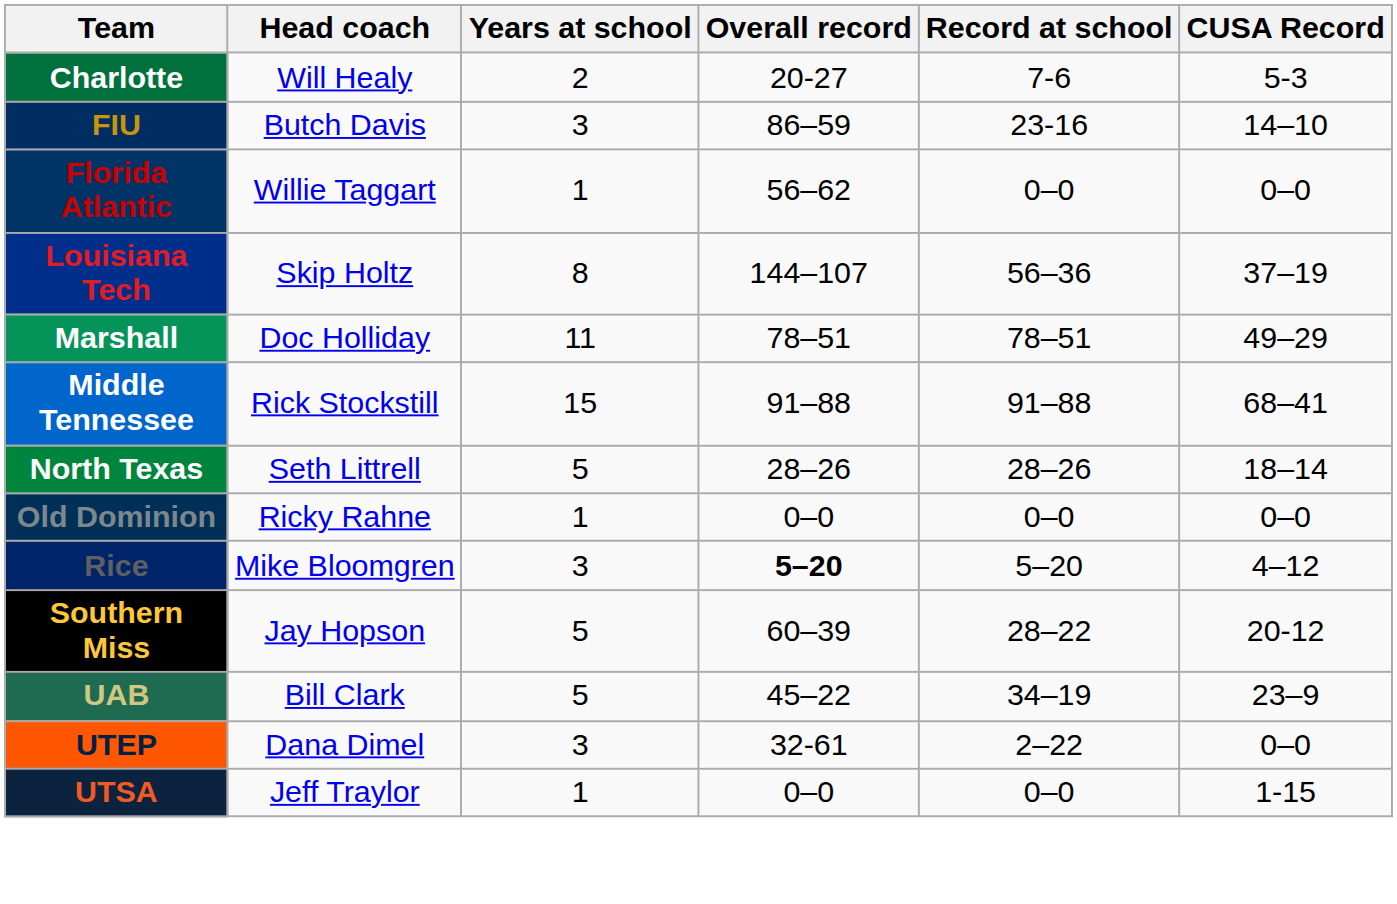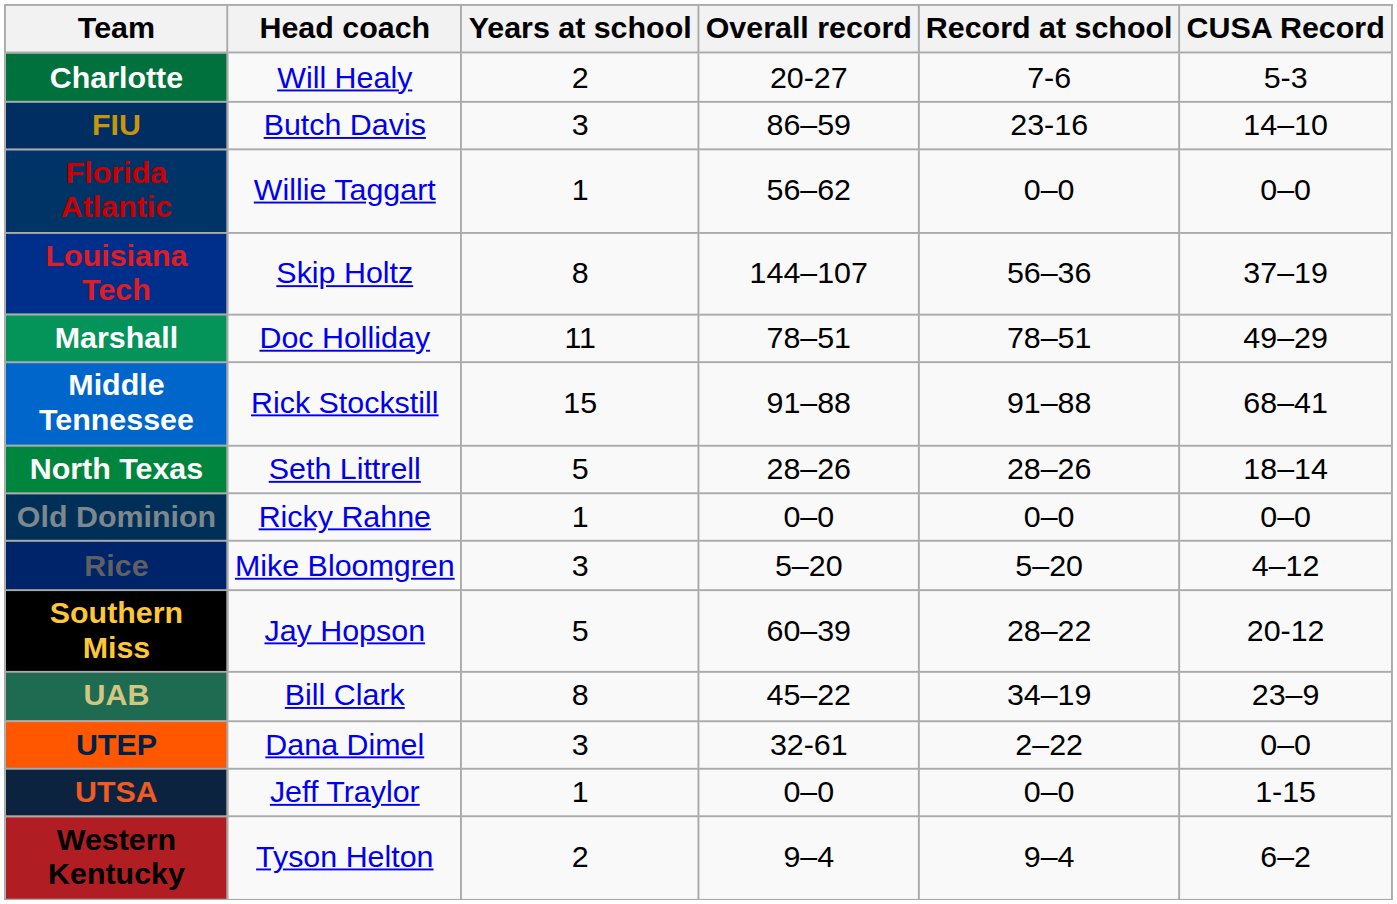(809, 565) bold -> (809, 565) normal
(580, 695) 5 -> (580, 695) 8
+ row: (116, 857)
